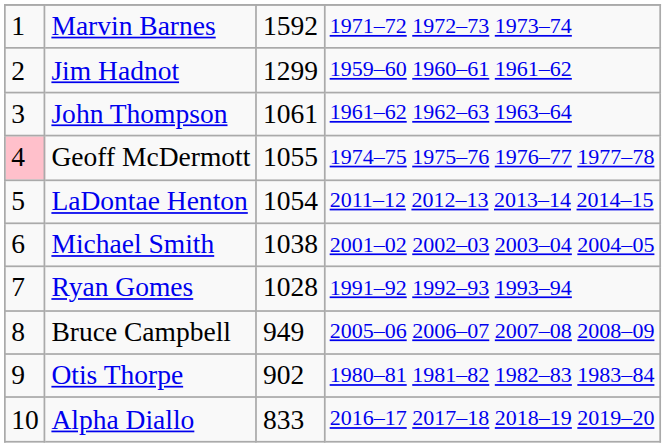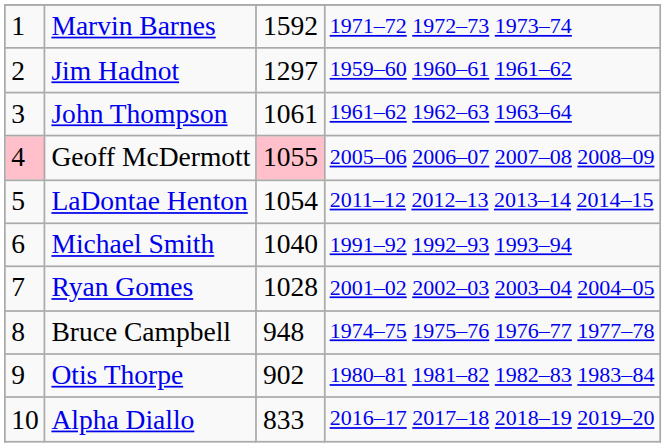(291, 69) 1299 -> (291, 69) 1297
(291, 157) no background -> (291, 157) pink background
(492, 157) 1974–75 1975–76 1976–77 1977–78 -> (492, 157) 2005–06 2006–07 2007–08 2008–09
(291, 244) 1038 -> (291, 244) 1040
(492, 244) 2001–02 2002–03 2003–04 2004–05 -> (451, 244) 1991–92 1992–93 1993–94
(451, 288) 1991–92 1992–93 1993–94 -> (492, 288) 2001–02 2002–03 2003–04 2004–05
(284, 331) 949 -> (284, 331) 948
(492, 331) 2005–06 2006–07 2007–08 2008–09 -> (492, 331) 1974–75 1975–76 1976–77 1977–78
